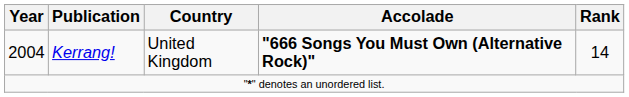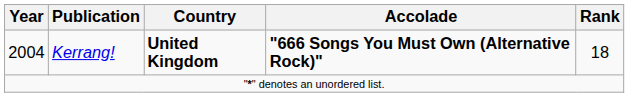(180, 52) normal -> (183, 52) bold
(600, 52) 14 -> (600, 52) 18
